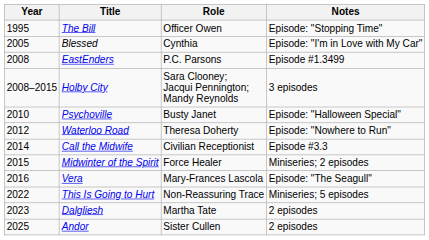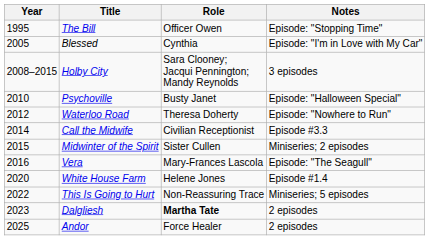- row: (88, 60)
(192, 163) Force Healer -> (192, 147) Sister Cullen
+ row: (104, 179)
(190, 211) normal -> (191, 211) bold
(192, 227) Sister Cullen -> (192, 227) Force Healer
